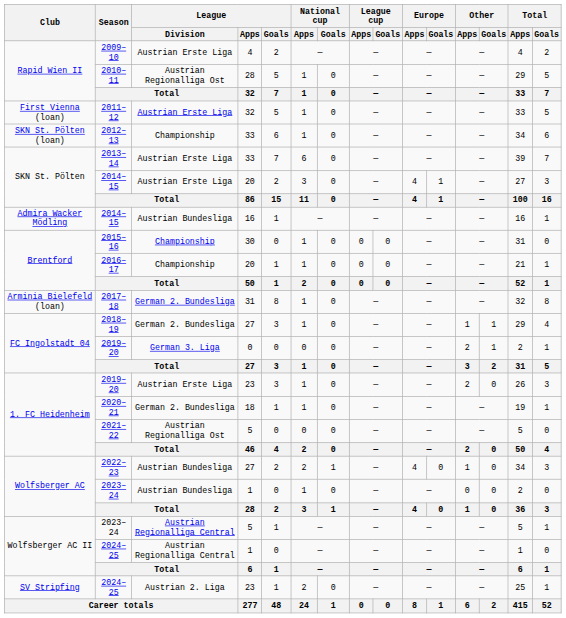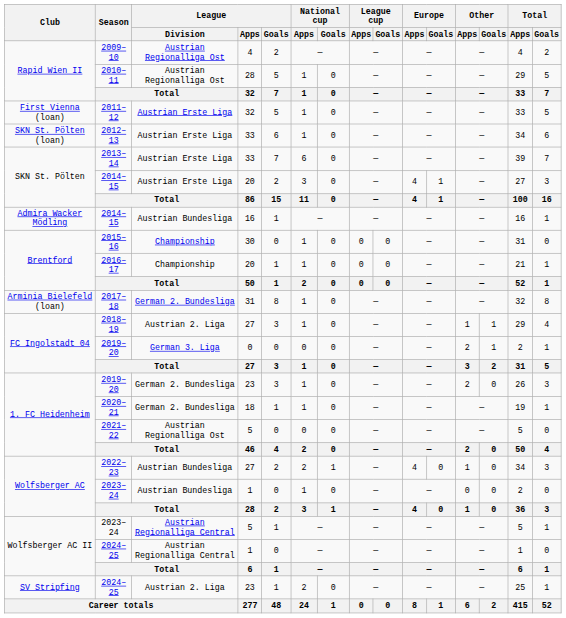(185, 53) Austrian Erste Liga -> (185, 53) Austrian Regionalliga Ost
(185, 136) Championship -> (185, 136) Austrian Erste Liga
(185, 325) German 2. Bundesliga -> (185, 325) Austrian 2. Liga
(185, 385) Austrian Erste Liga -> (185, 385) German 2. Bundesliga
